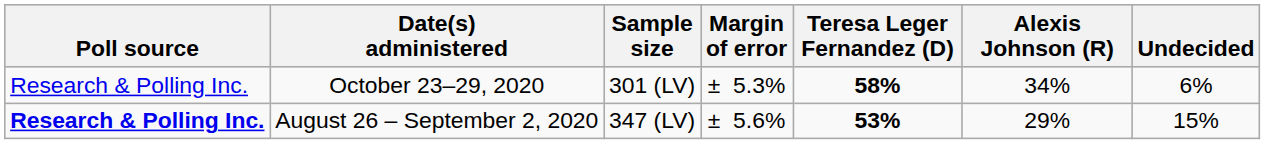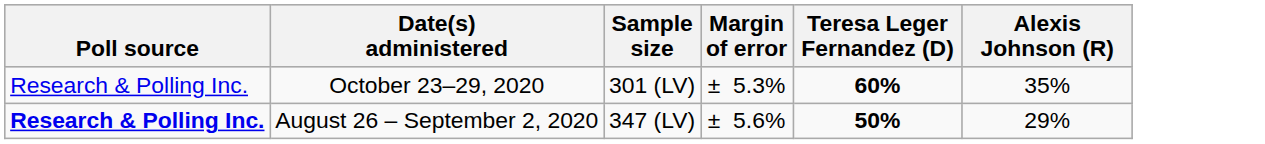- column: (1196, 49)
(878, 85) 58% -> (878, 85) 60%
(1047, 85) 34% -> (1047, 85) 35%
(878, 121) 53% -> (878, 121) 50%
